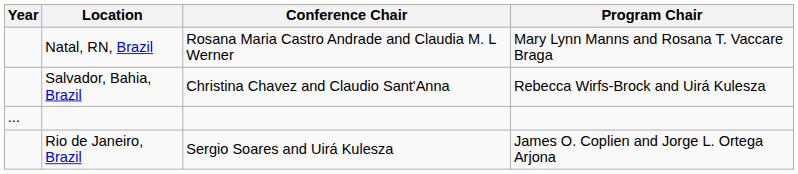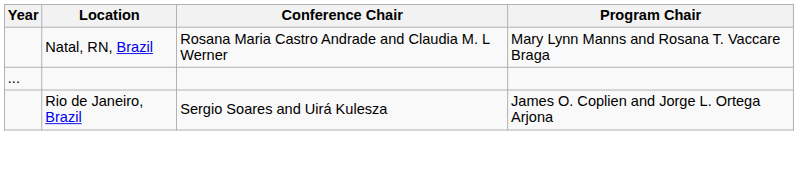- row: (98, 86)
